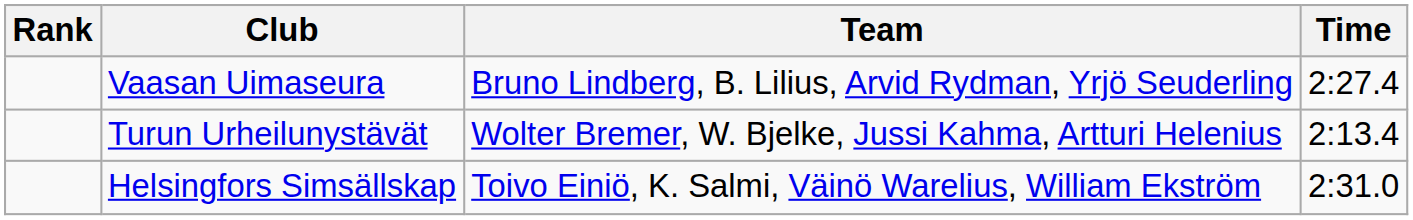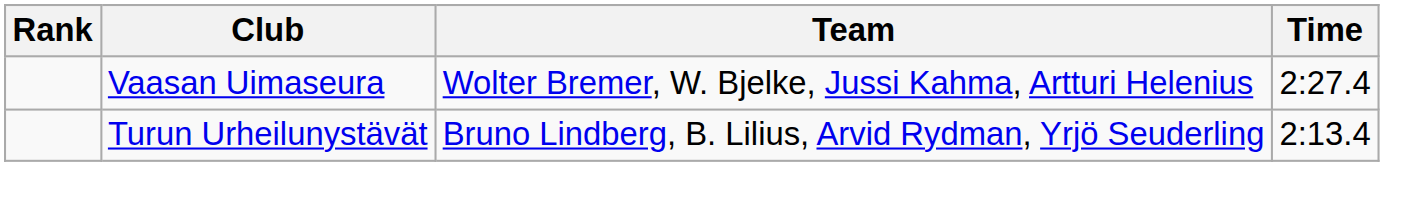(882, 82) Bruno Lindberg, B. Lilius, Arvid Rydman, Yrjö Seuderling -> (848, 82) Wolter Bremer, W. Bjelke, Jussi Kahma, Artturi Helenius
(876, 134) Wolter Bremer, W. Bjelke, Jussi Kahma, Artturi Helenius -> (854, 134) Bruno Lindberg, B. Lilius, Arvid Rydman, Yrjö Seuderling
- row: (282, 186)
